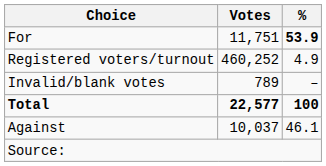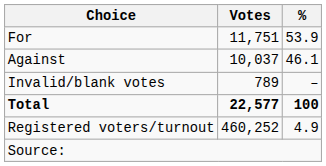(302, 38) bold -> (302, 38) normal
rows swapped: (37, 128) <-> (111, 61)
